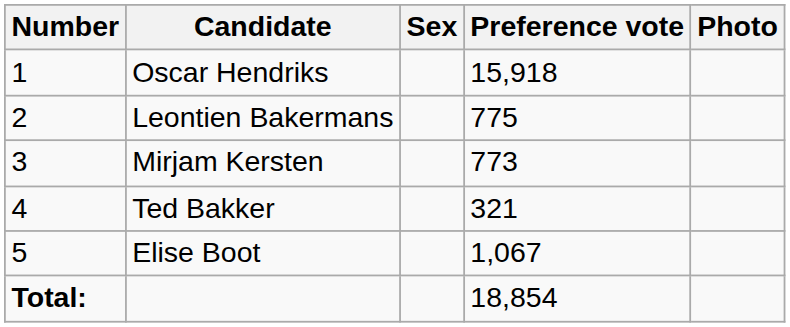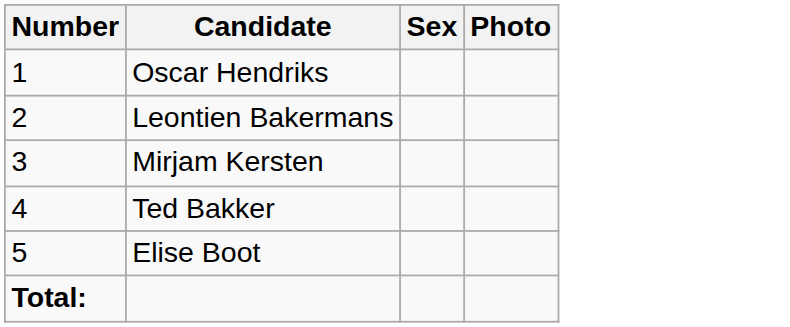- column: (577, 27)
